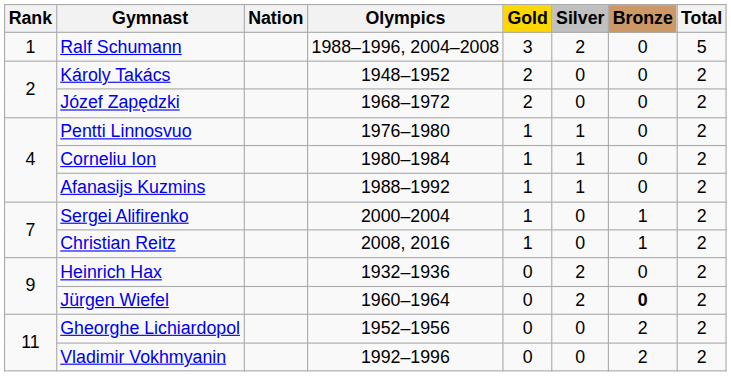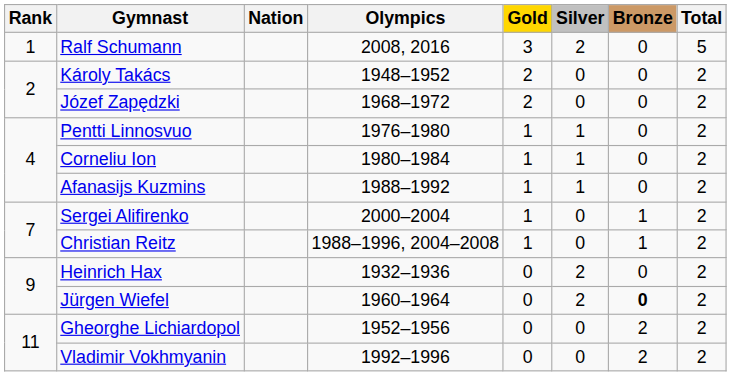(405, 46) 1988–1996, 2004–2008 -> (405, 46) 2008, 2016
(405, 243) 2008, 2016 -> (405, 243) 1988–1996, 2004–2008
